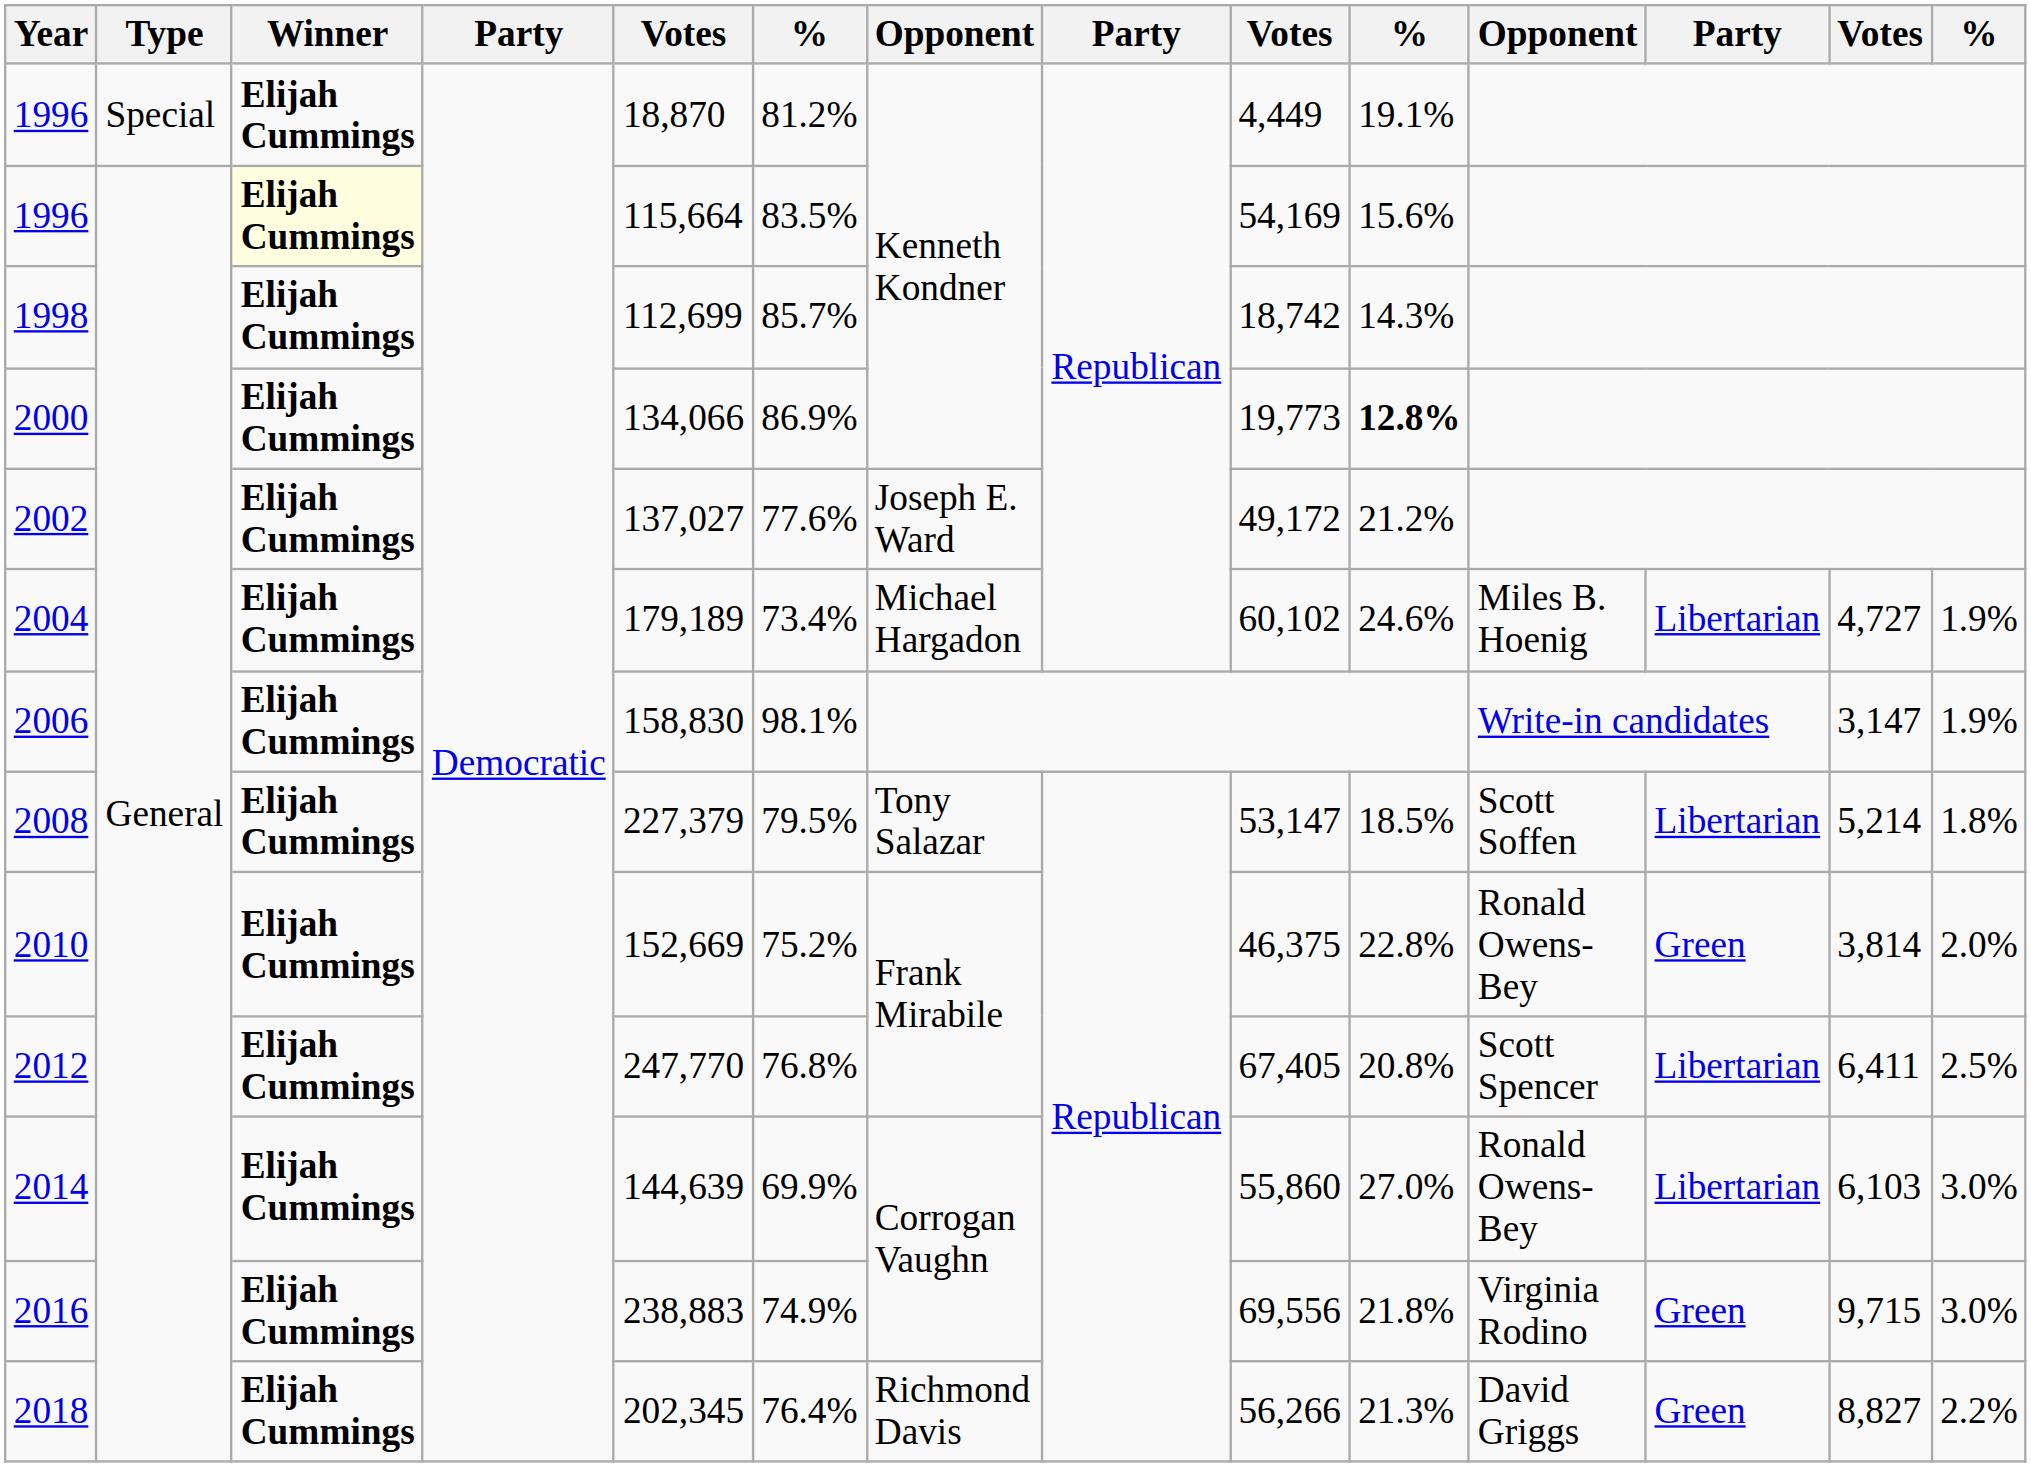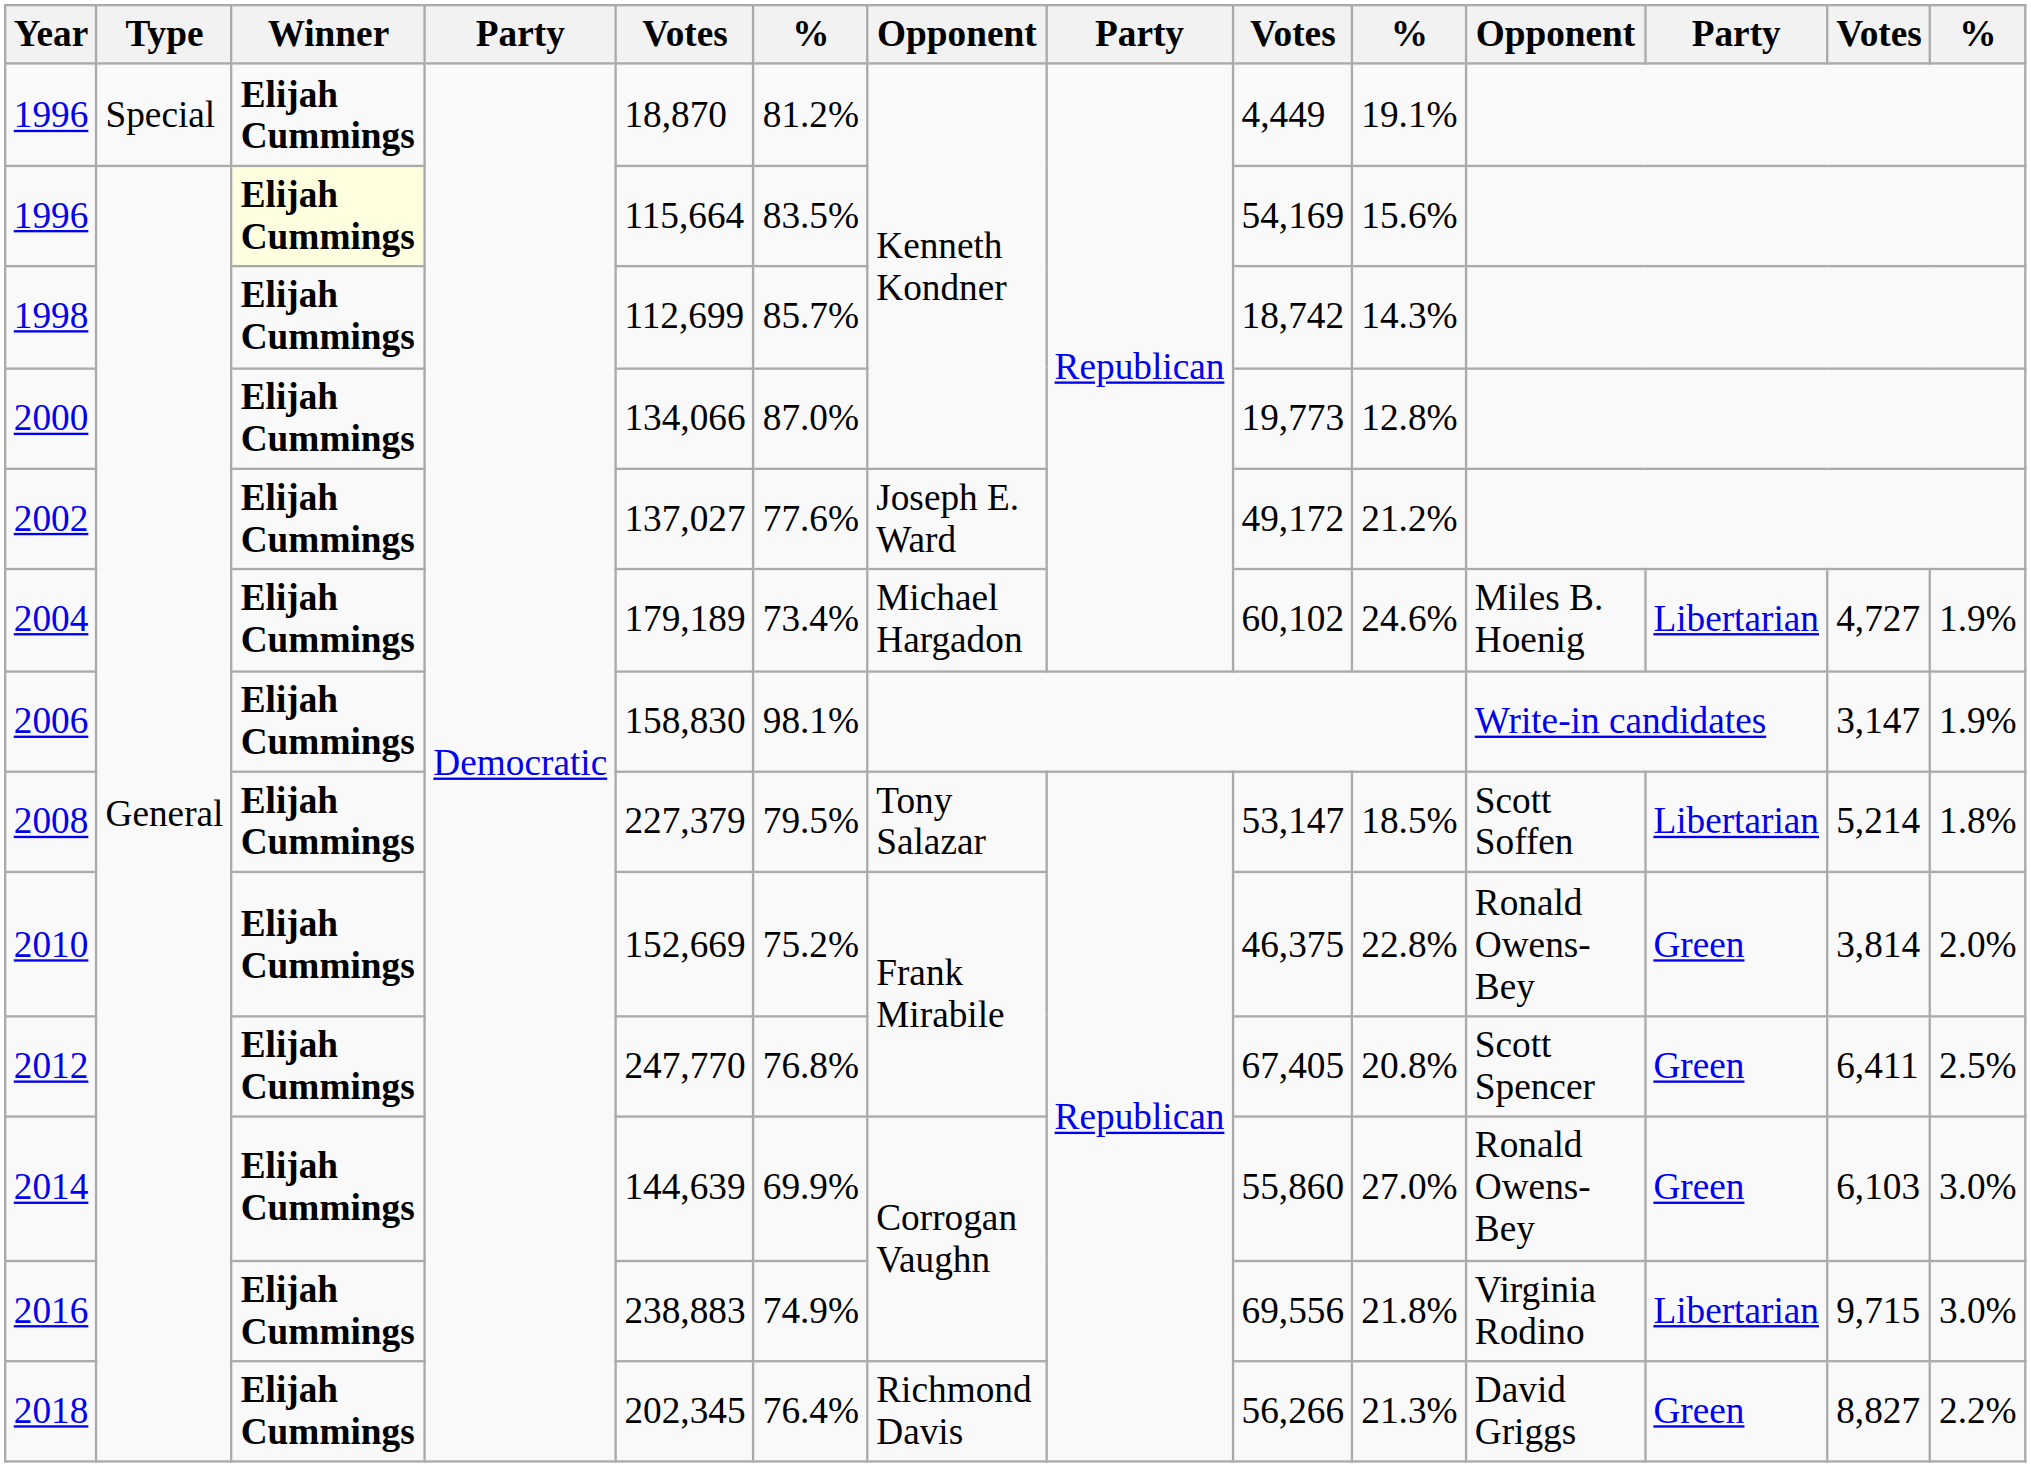(809, 417) 86.9% -> (811, 417) 87.0%
(1409, 417) bold -> (1409, 417) normal
(1737, 1065) Libertarian -> (1699, 1065) Green
(1737, 1187) Libertarian -> (1699, 1187) Green
(1700, 1309) Green -> (1736, 1309) Libertarian
